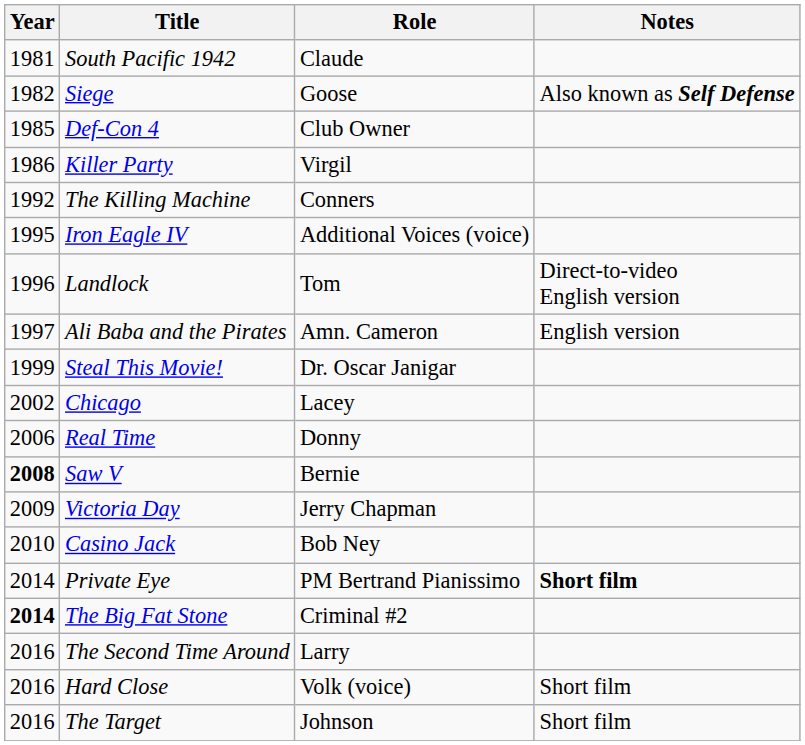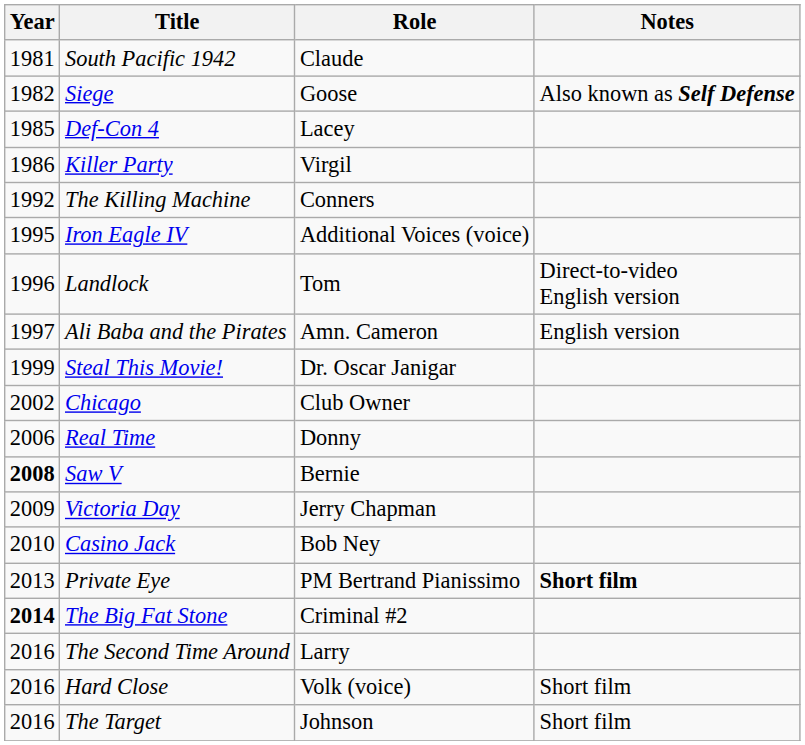(355, 128) Club Owner -> (327, 128) Lacey
(327, 402) Lacey -> (355, 402) Club Owner
(32, 580) 2014 -> (32, 580) 2013
